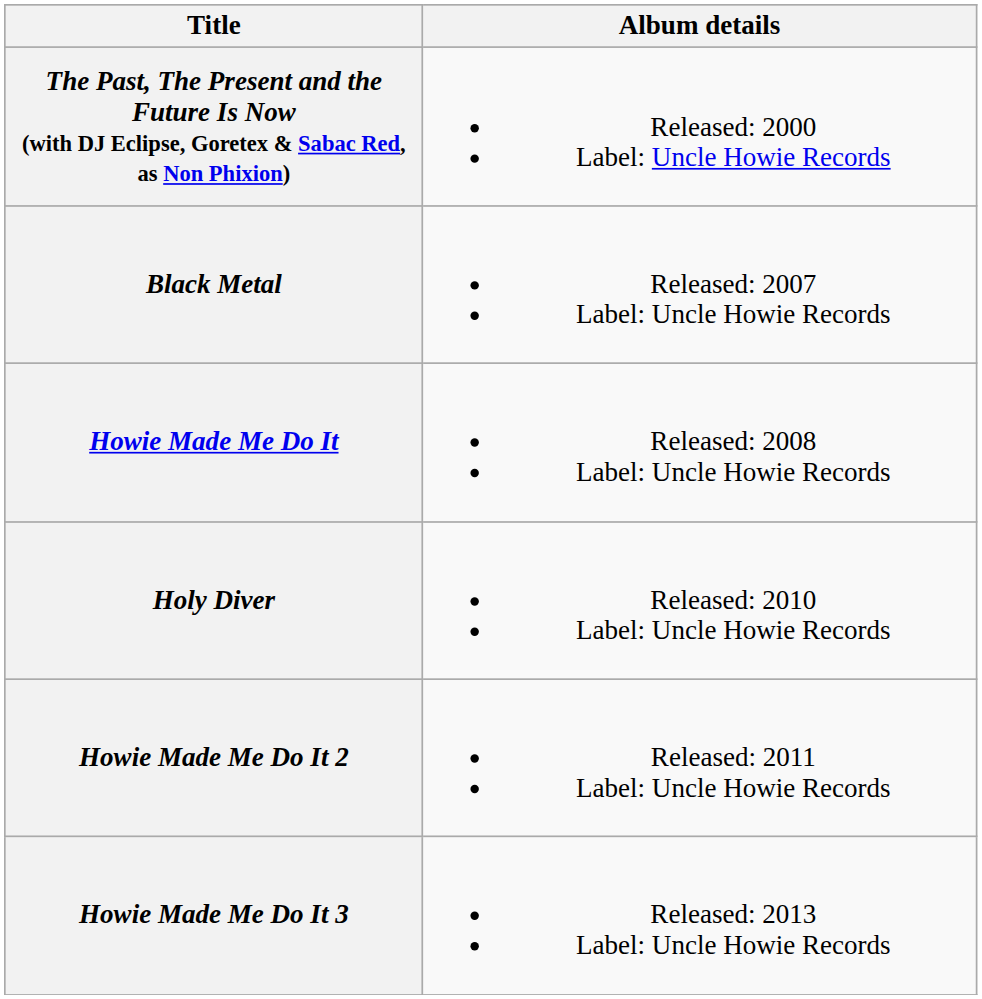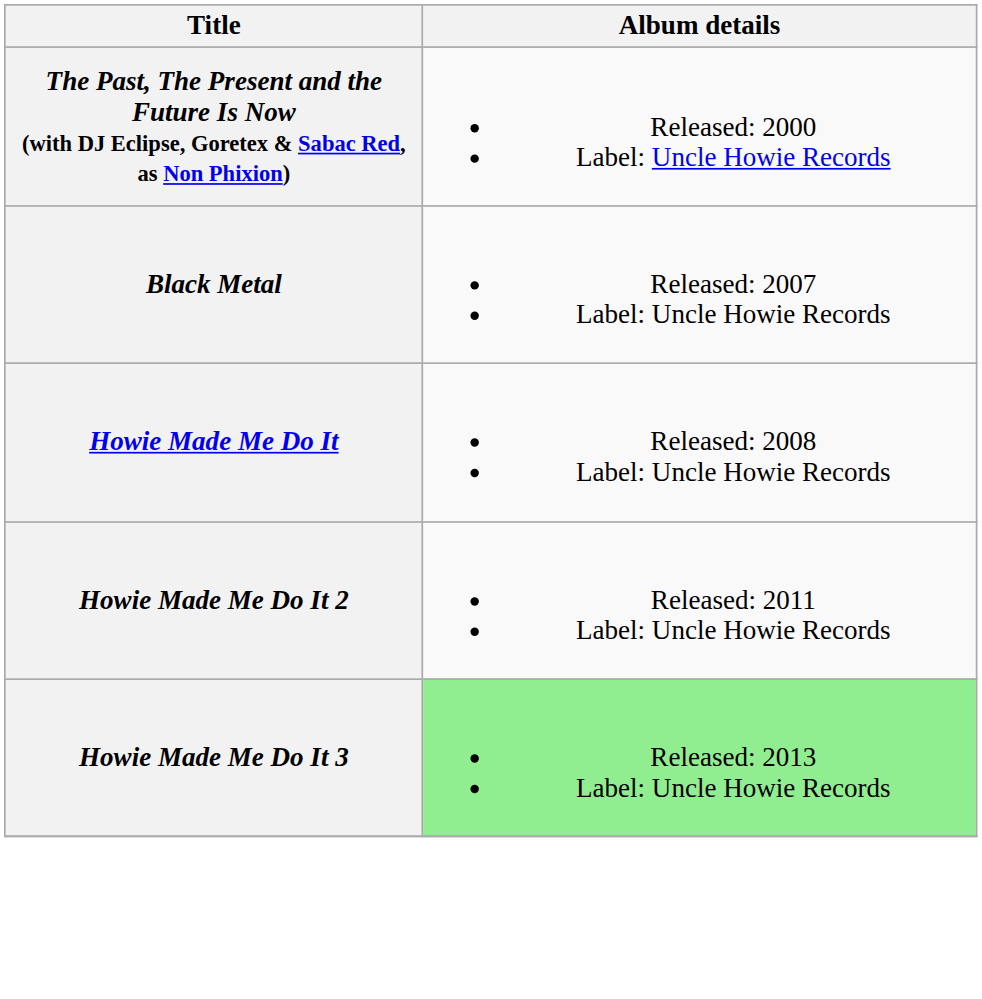- row: (214, 599)
(700, 931) no background -> (700, 773) lightgreen background
